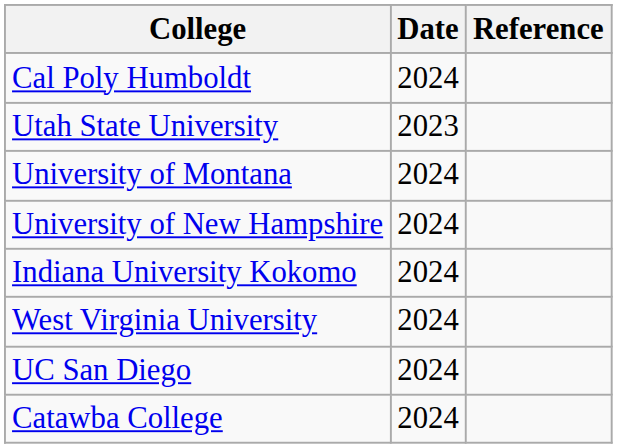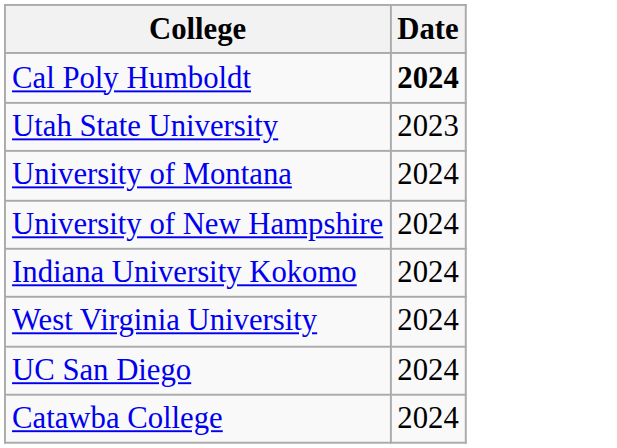- column: (538, 28)
(428, 77) normal -> (428, 77) bold
